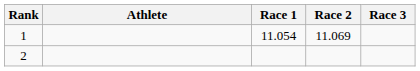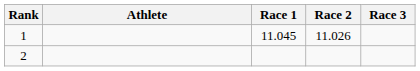(279, 35) 11.054 -> (279, 35) 11.045
(333, 35) 11.069 -> (333, 35) 11.026
